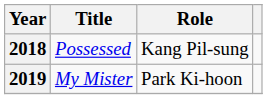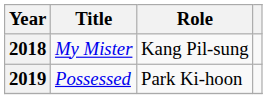(93, 49) Possessed -> (94, 49) My Mister
(94, 78) My Mister -> (93, 78) Possessed
